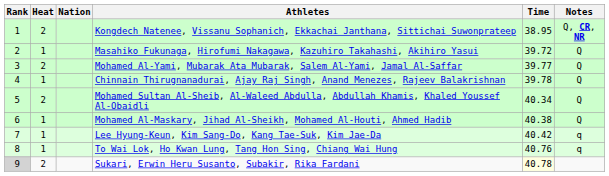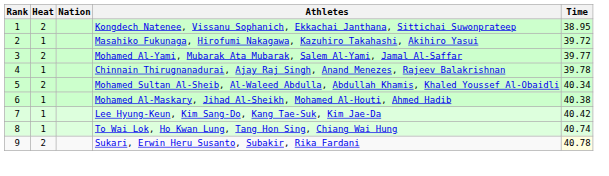- column: (579, 12)
(538, 149) 40.76 -> (577, 129) 40.74
(17, 164) lightgrey background -> (17, 143) no background
